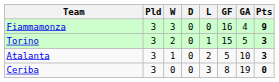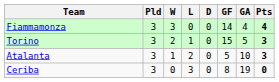columns swapped: (191, 12) <-> (209, 12)
(227, 26) 16 -> (227, 26) 14
(264, 26) 9 -> (264, 26) 4
